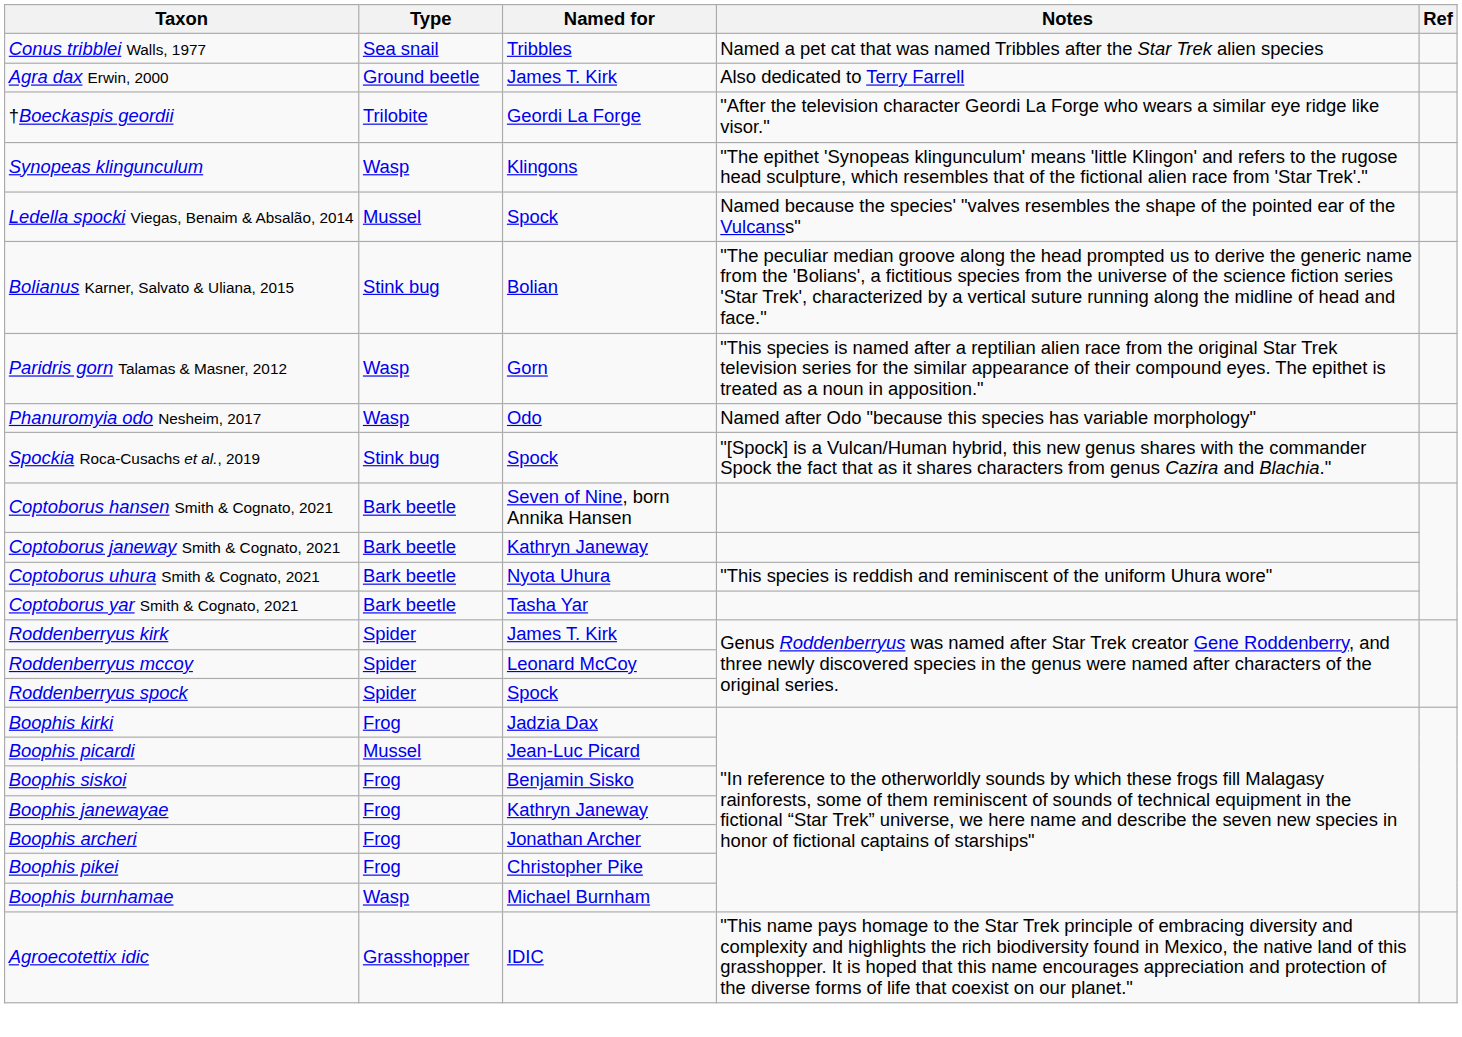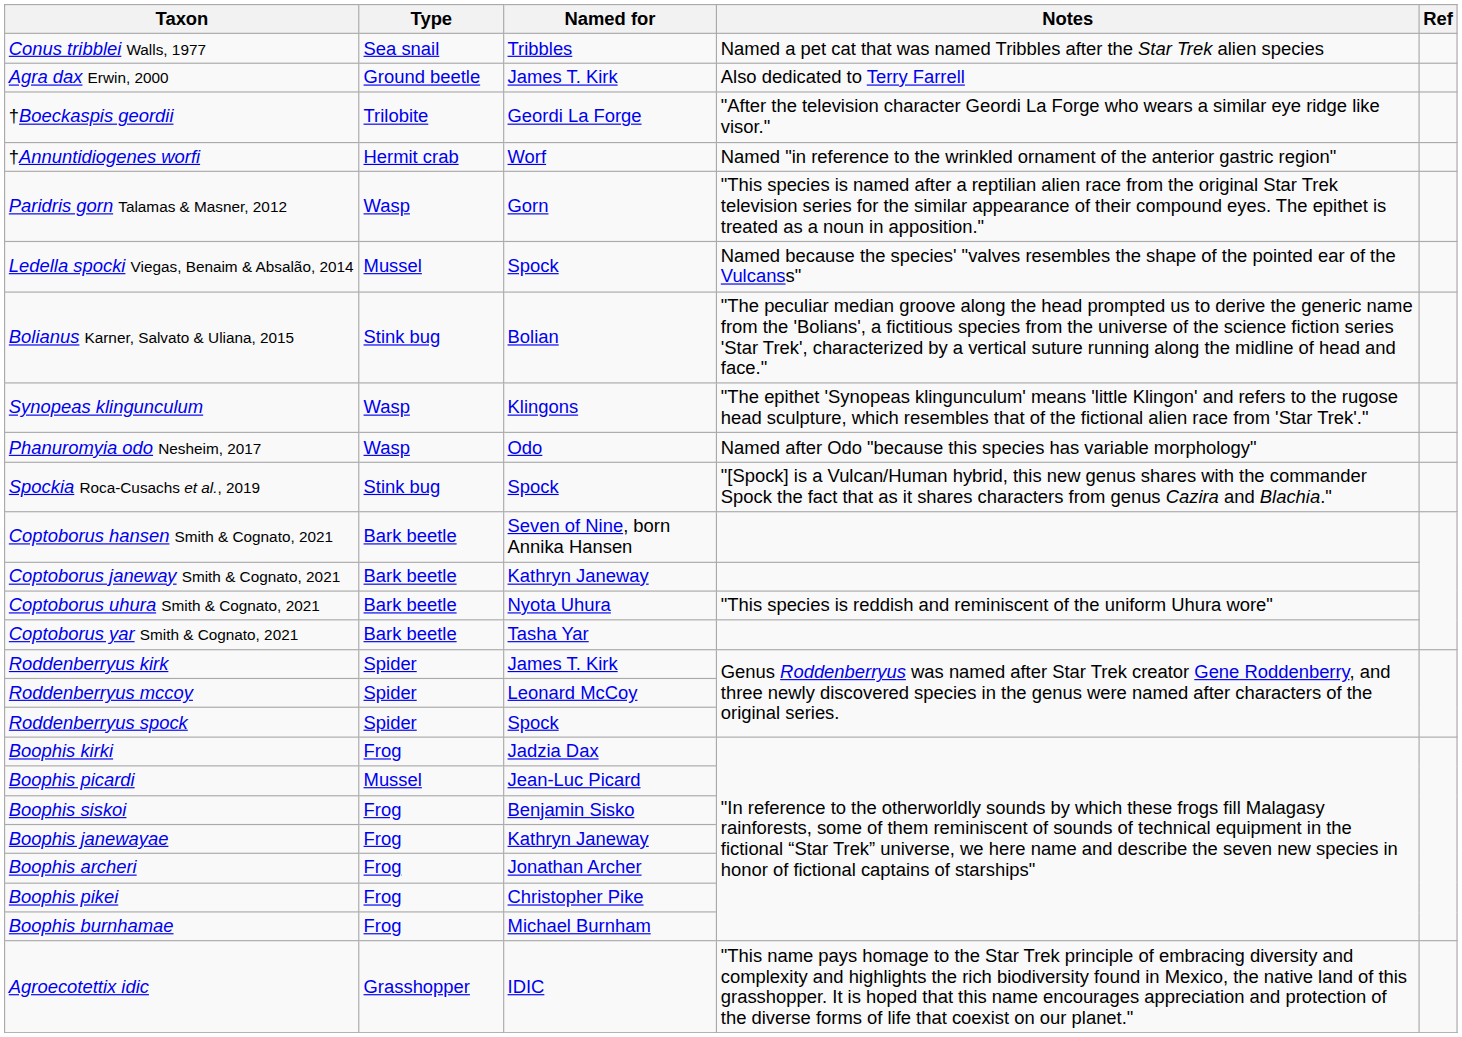+ row: (104, 156)
rows swapped: (148, 368) <-> (106, 166)
(386, 897) Wasp -> (382, 926) Frog
